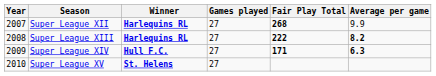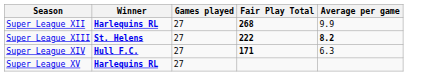- column: (16, 11)
(156, 38) Harlequins RL -> (119, 38) St. Helens
(357, 51) bold -> (327, 51) normal
(148, 64) St. Helens -> (126, 64) Harlequins RL
